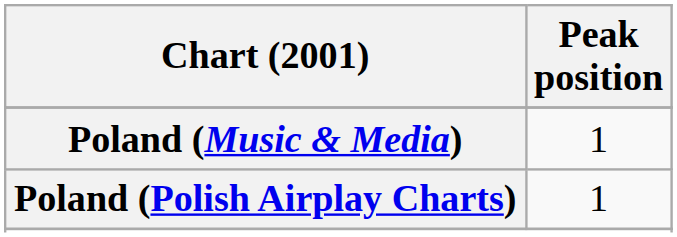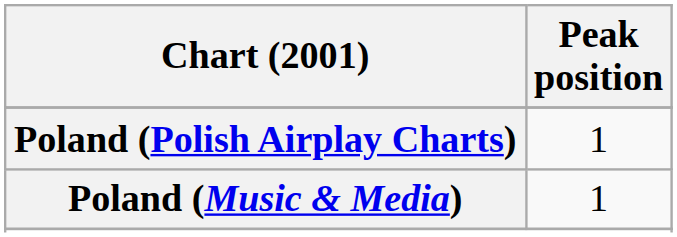rows swapped: (265, 137) <-> (265, 198)
